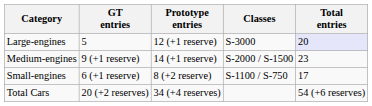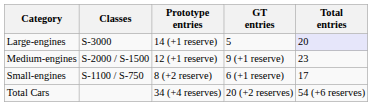columns swapped: (259, 19) <-> (115, 19)
(185, 42) 12 (+1 reserve) -> (186, 42) 14 (+1 reserve)
(185, 59) 14 (+1 reserve) -> (186, 59) 12 (+1 reserve)
